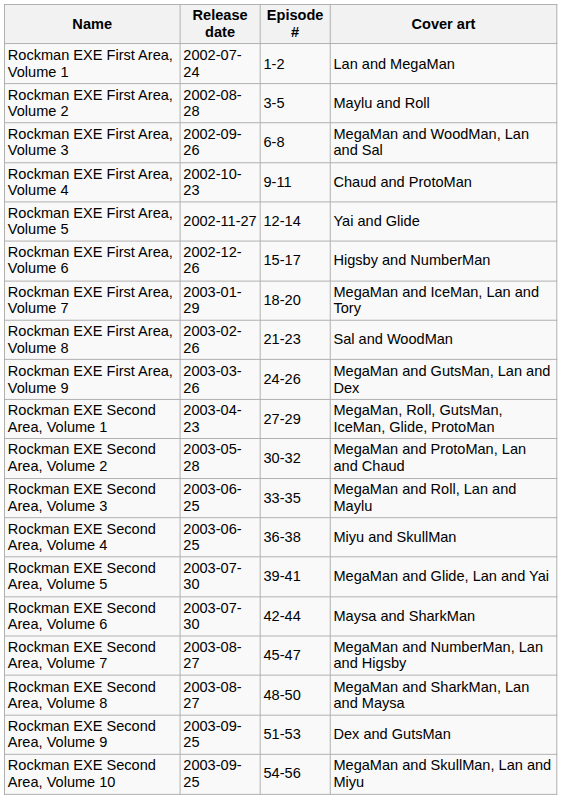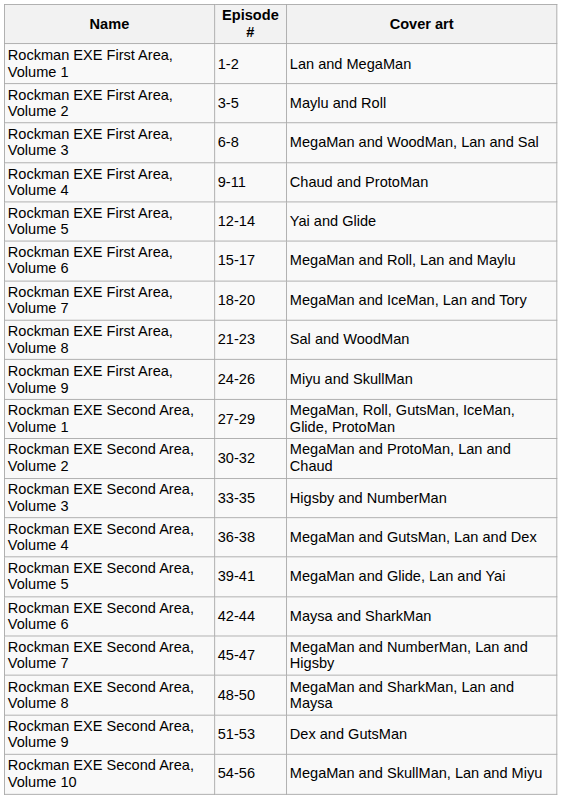- column: (220, 24)
(412, 261) Higsby and NumberMan -> (403, 261) MegaMan and Roll, Lan and Maylu
(442, 379) MegaMan and GutsMan, Lan and Dex -> (351, 379) Miyu and SkullMan
(425, 497) MegaMan and Roll, Lan and Maylu -> (368, 497) Higsby and NumberMan
(395, 537) Miyu and SkullMan -> (413, 537) MegaMan and GutsMan, Lan and Dex
